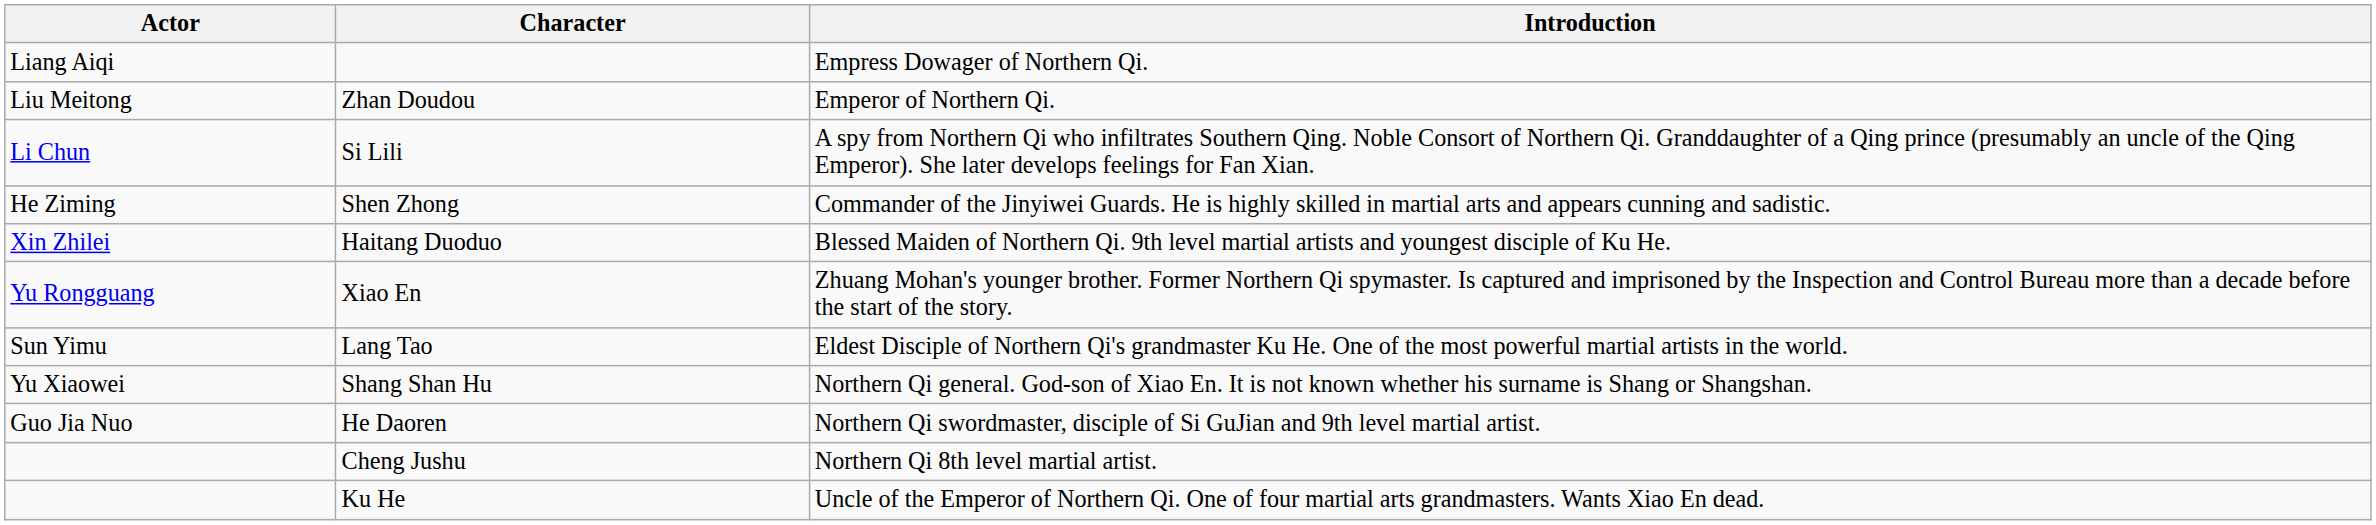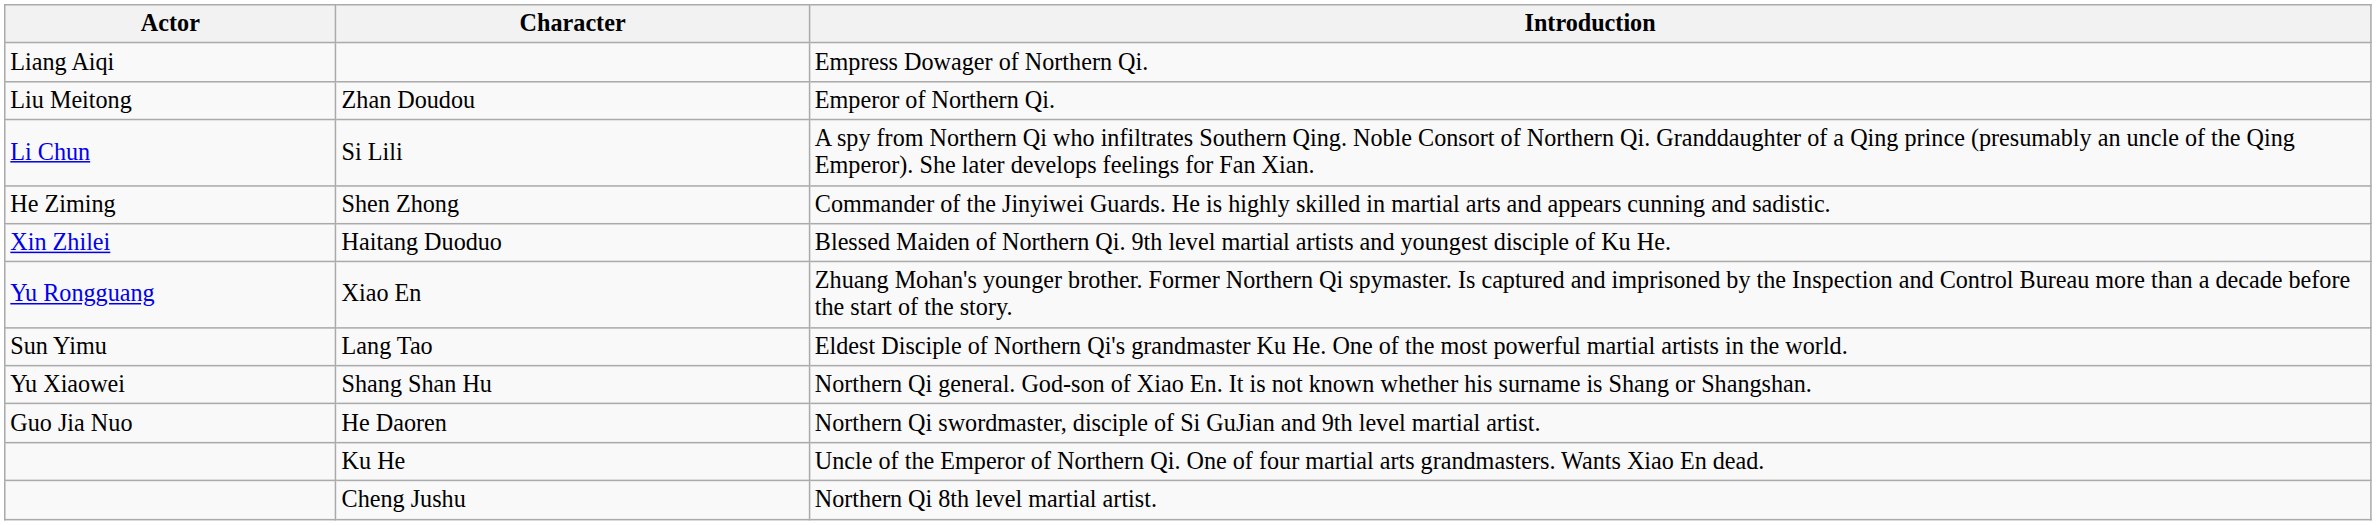rows swapped: (373, 499) <-> (404, 461)
